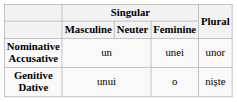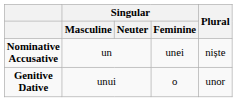(215, 53) unor -> (215, 53) niște
(215, 82) niște -> (215, 82) unor
